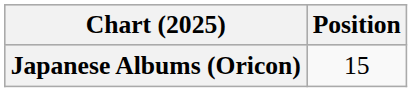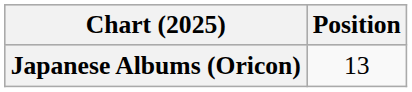(357, 65) 15 -> (357, 65) 13
